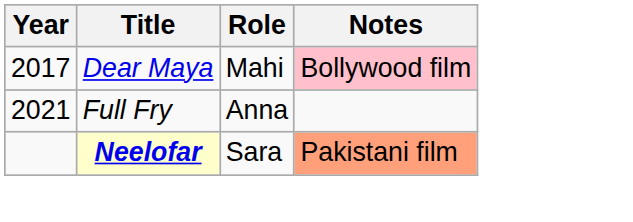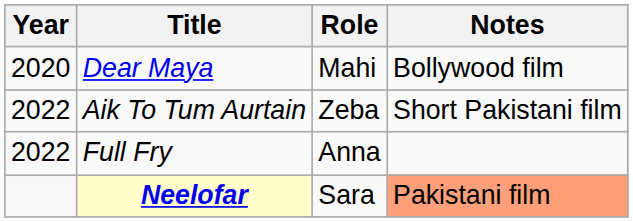(41, 68) 2017 -> (41, 68) 2020
(386, 68) pink background -> (478, 68) no background
+ row: (194, 110)
(41, 110) 2021 -> (41, 152) 2022
